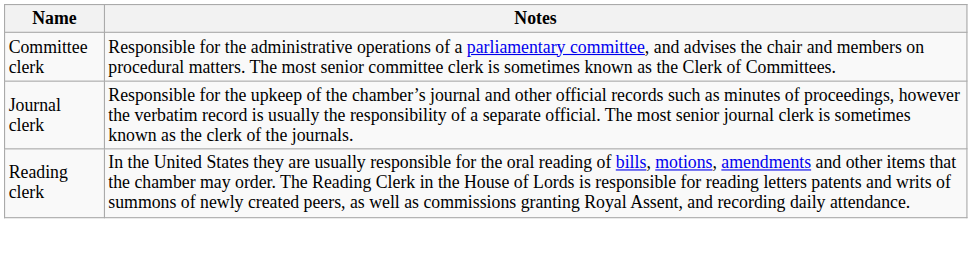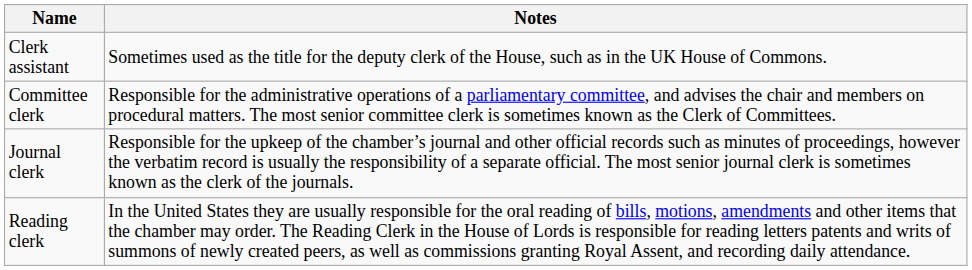+ row: (39, 56)
